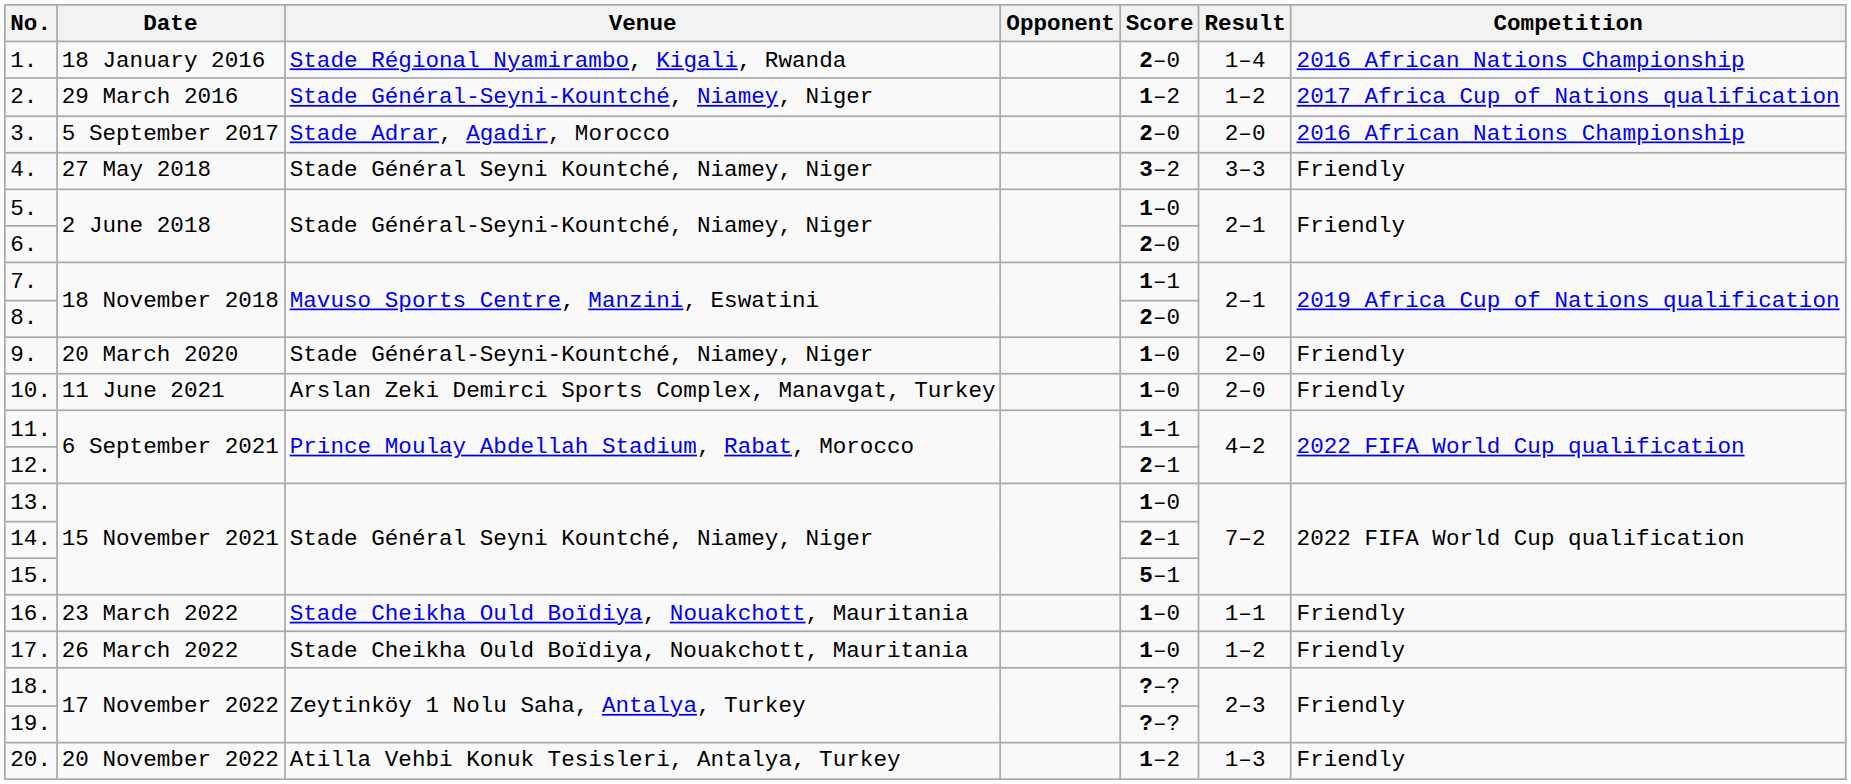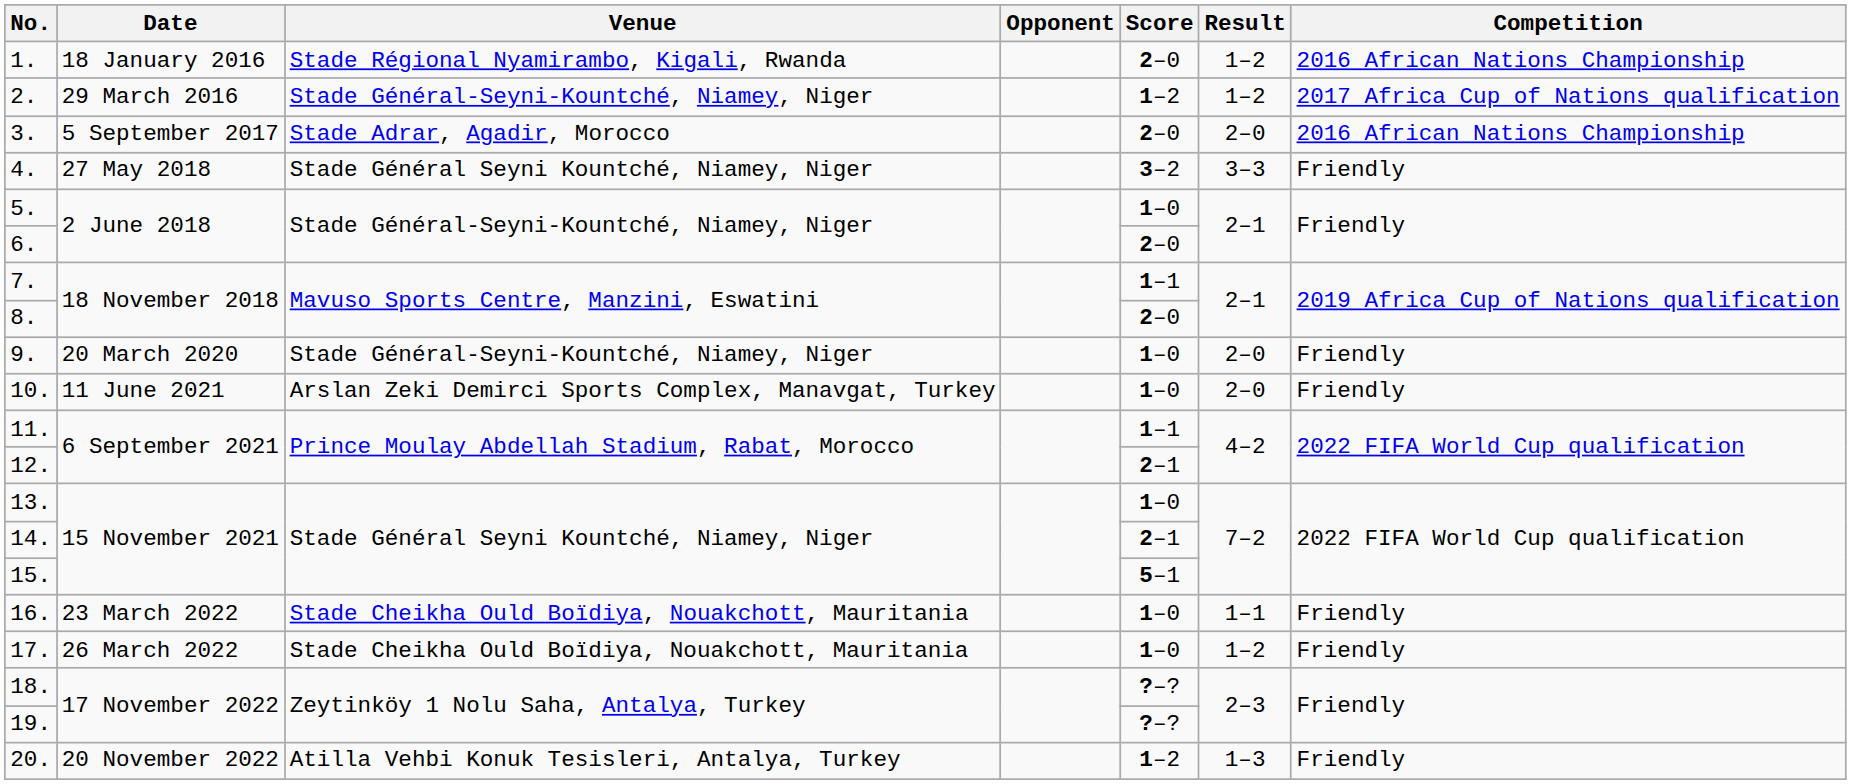(1245, 60) 1–4 -> (1245, 60) 1–2
